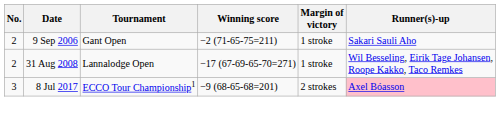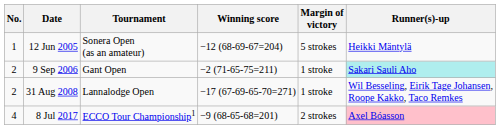+ row: (53, 47)
(382, 41) no background -> (382, 69) paleturquoise background
(14, 87) 3 -> (14, 115) 4
